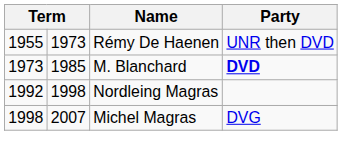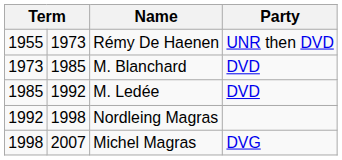(243, 67) bold -> (243, 67) normal
+ row: (126, 92)
